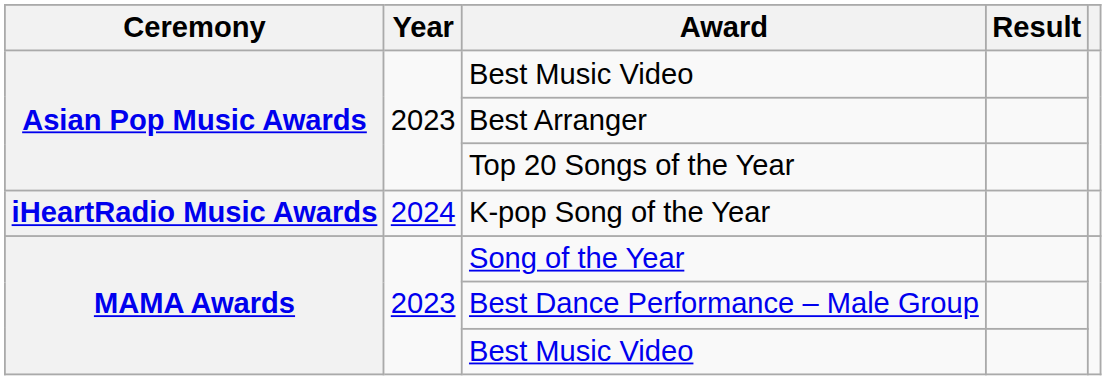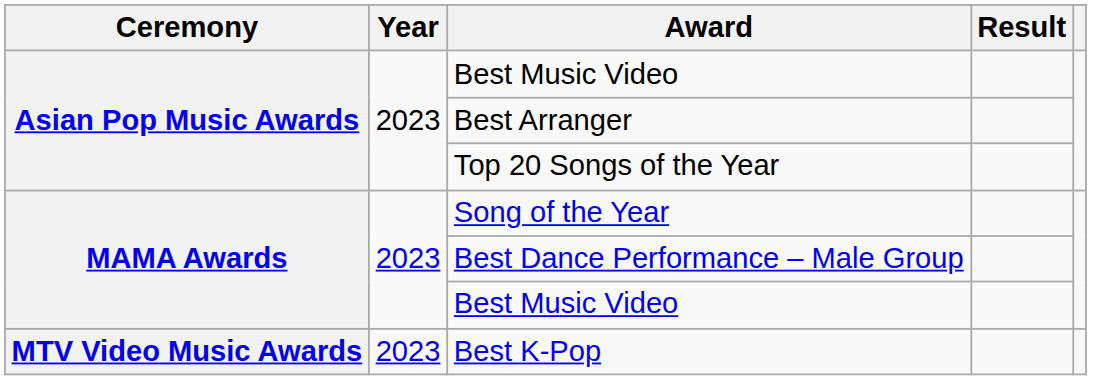- row: (194, 212)
+ row: (187, 350)
